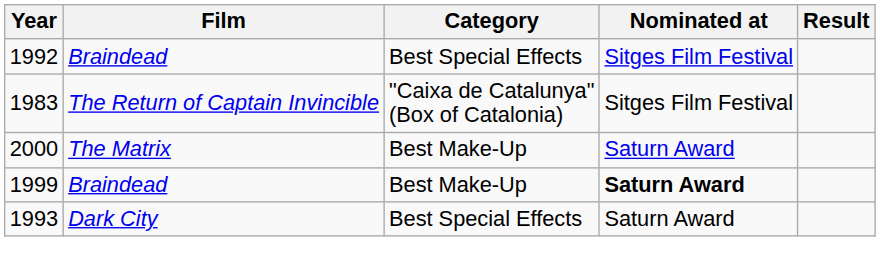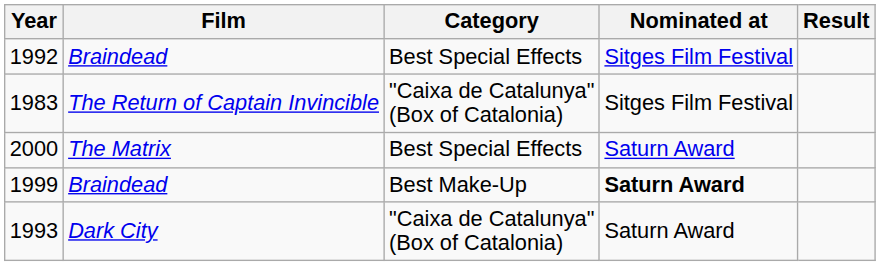(458, 149) Best Make-Up -> (486, 149) Best Special Effects
(486, 218) Best Special Effects -> (492, 231) "Caixa de Catalunya" (Box of Catalonia)
